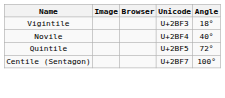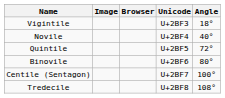+ row: (48, 62)
+ row: (48, 87)
